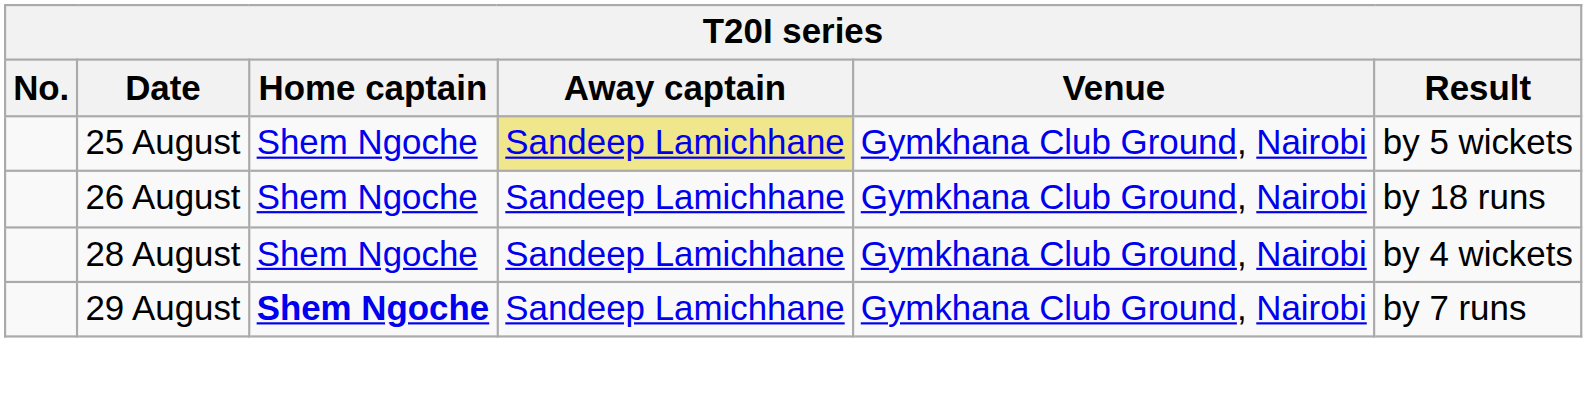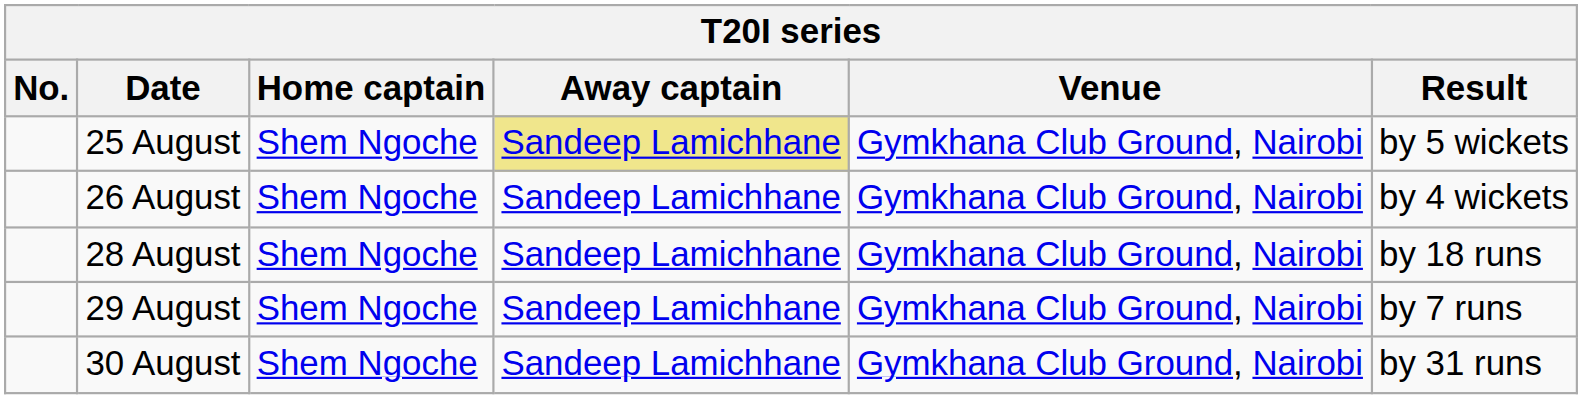(1464, 198) by 18 runs -> (1474, 198) by 4 wickets
(1478, 253) by 4 wickets -> (1460, 253) by 18 runs
(373, 308) bold -> (367, 308) normal
+ row: (163, 364)
